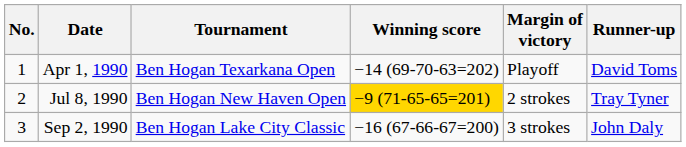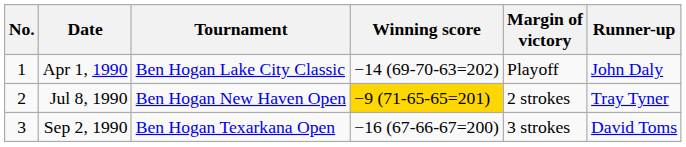(235, 69) Ben Hogan Texarkana Open -> (240, 69) Ben Hogan Lake City Classic
(634, 69) David Toms -> (627, 69) John Daly
(240, 127) Ben Hogan Lake City Classic -> (235, 127) Ben Hogan Texarkana Open
(627, 127) John Daly -> (634, 127) David Toms
